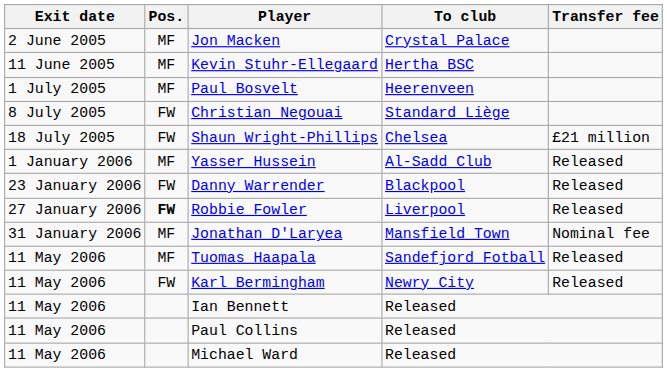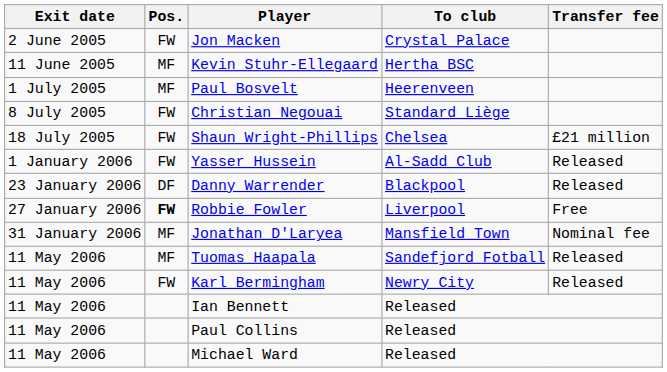(166, 41) MF -> (166, 41) FW
(166, 162) MF -> (166, 162) FW
(166, 186) FW -> (166, 186) DF
(588, 210) Released -> (570, 210) Free
